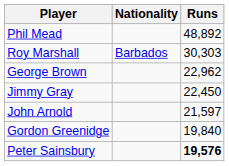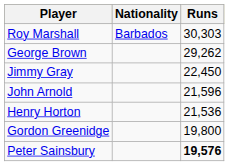- row: (35, 33)
(202, 72) 22,962 -> (202, 53) 29,262
(202, 111) 21,597 -> (202, 92) 21,596
+ row: (44, 111)
(202, 131) 19,840 -> (202, 131) 19,800
